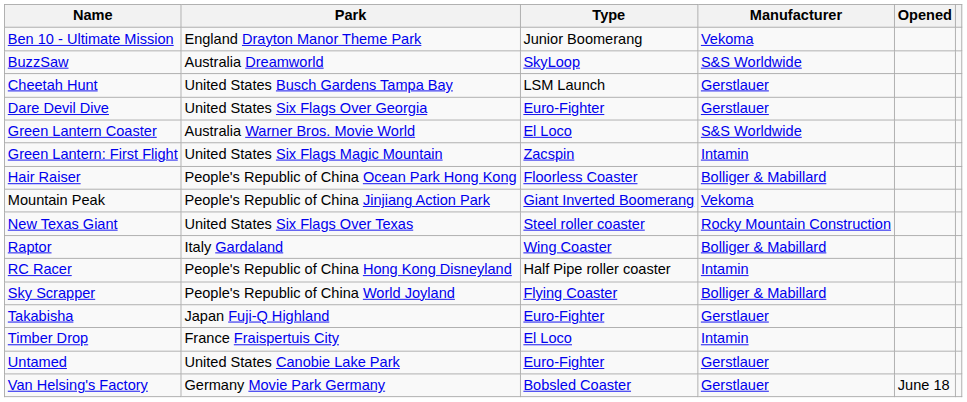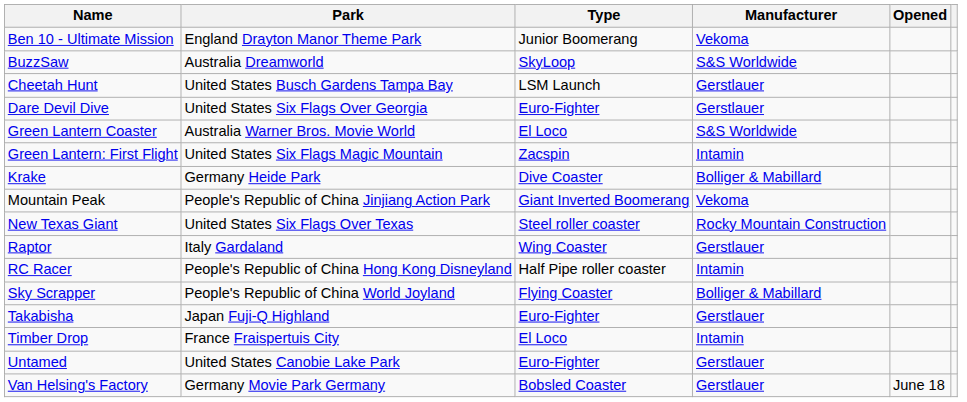- row: (44, 177)
+ row: (27, 177)
(764, 246) Bolliger & Mabillard -> (730, 246) Gerstlauer
